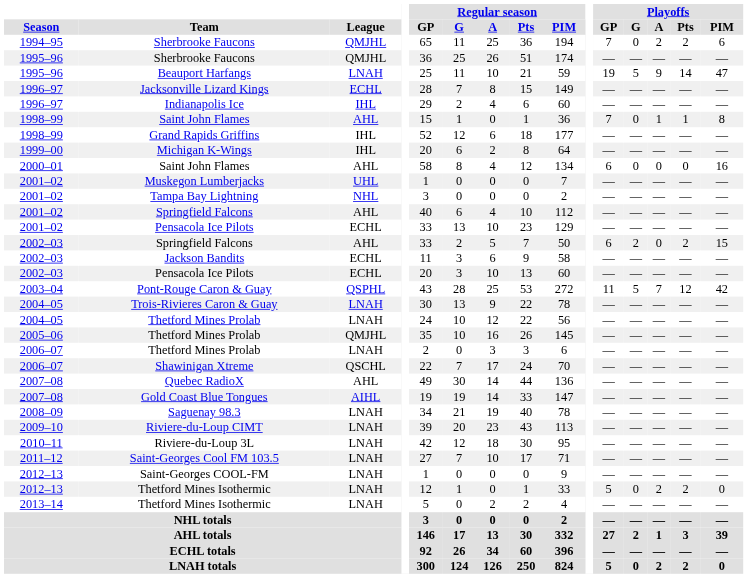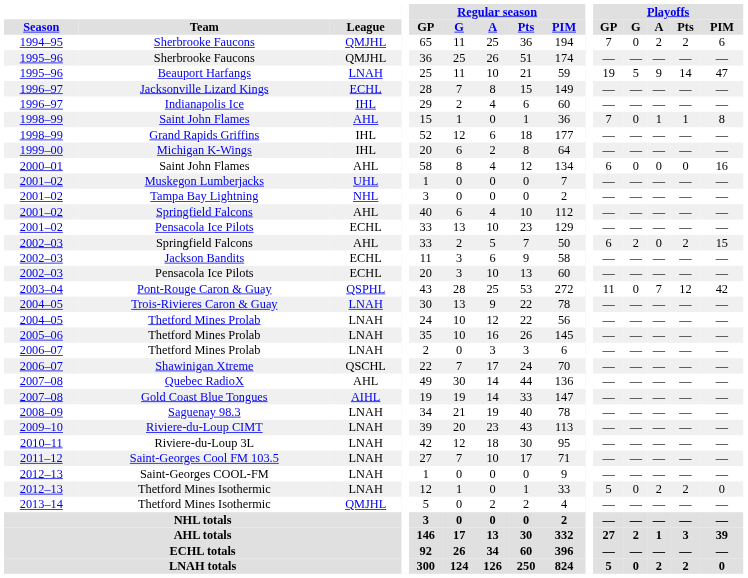(636, 289) 5 -> (636, 289) 0
(366, 335) QMJHL -> (366, 335) LNAH
(366, 504) LNAH -> (366, 504) QMJHL
